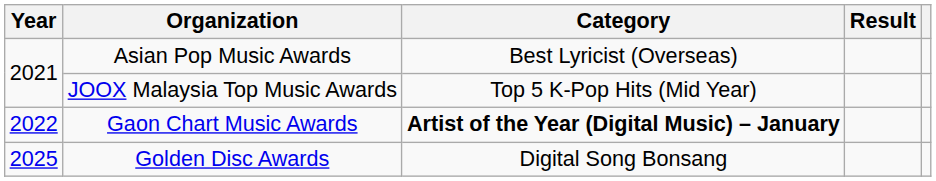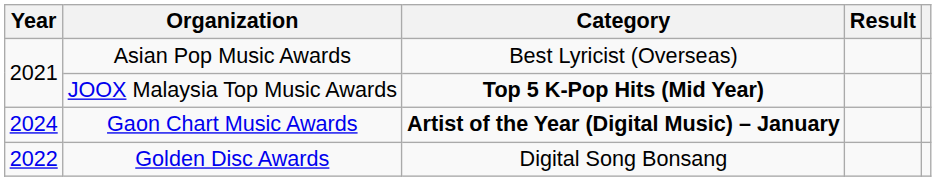(623, 90) normal -> (623, 90) bold
(34, 124) 2022 -> (34, 124) 2024
(34, 158) 2025 -> (34, 158) 2022
